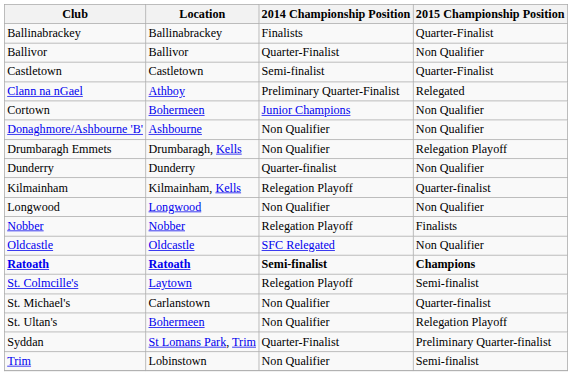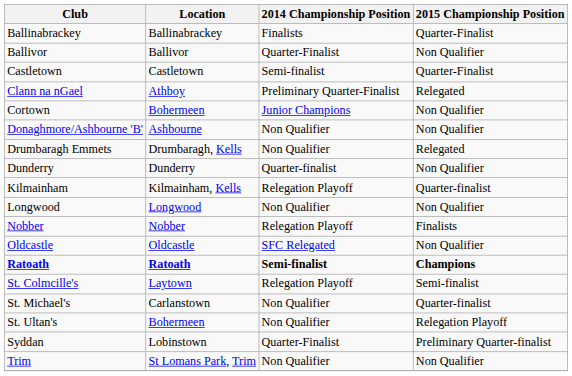(462, 149) Relegation Playoff -> (440, 149) Relegated
(202, 341) St Lomans Park, Trim -> (178, 341) Lobinstown
(178, 361) Lobinstown -> (202, 361) St Lomans Park, Trim
(447, 361) Semi-finalist -> (450, 361) Non Qualifier
